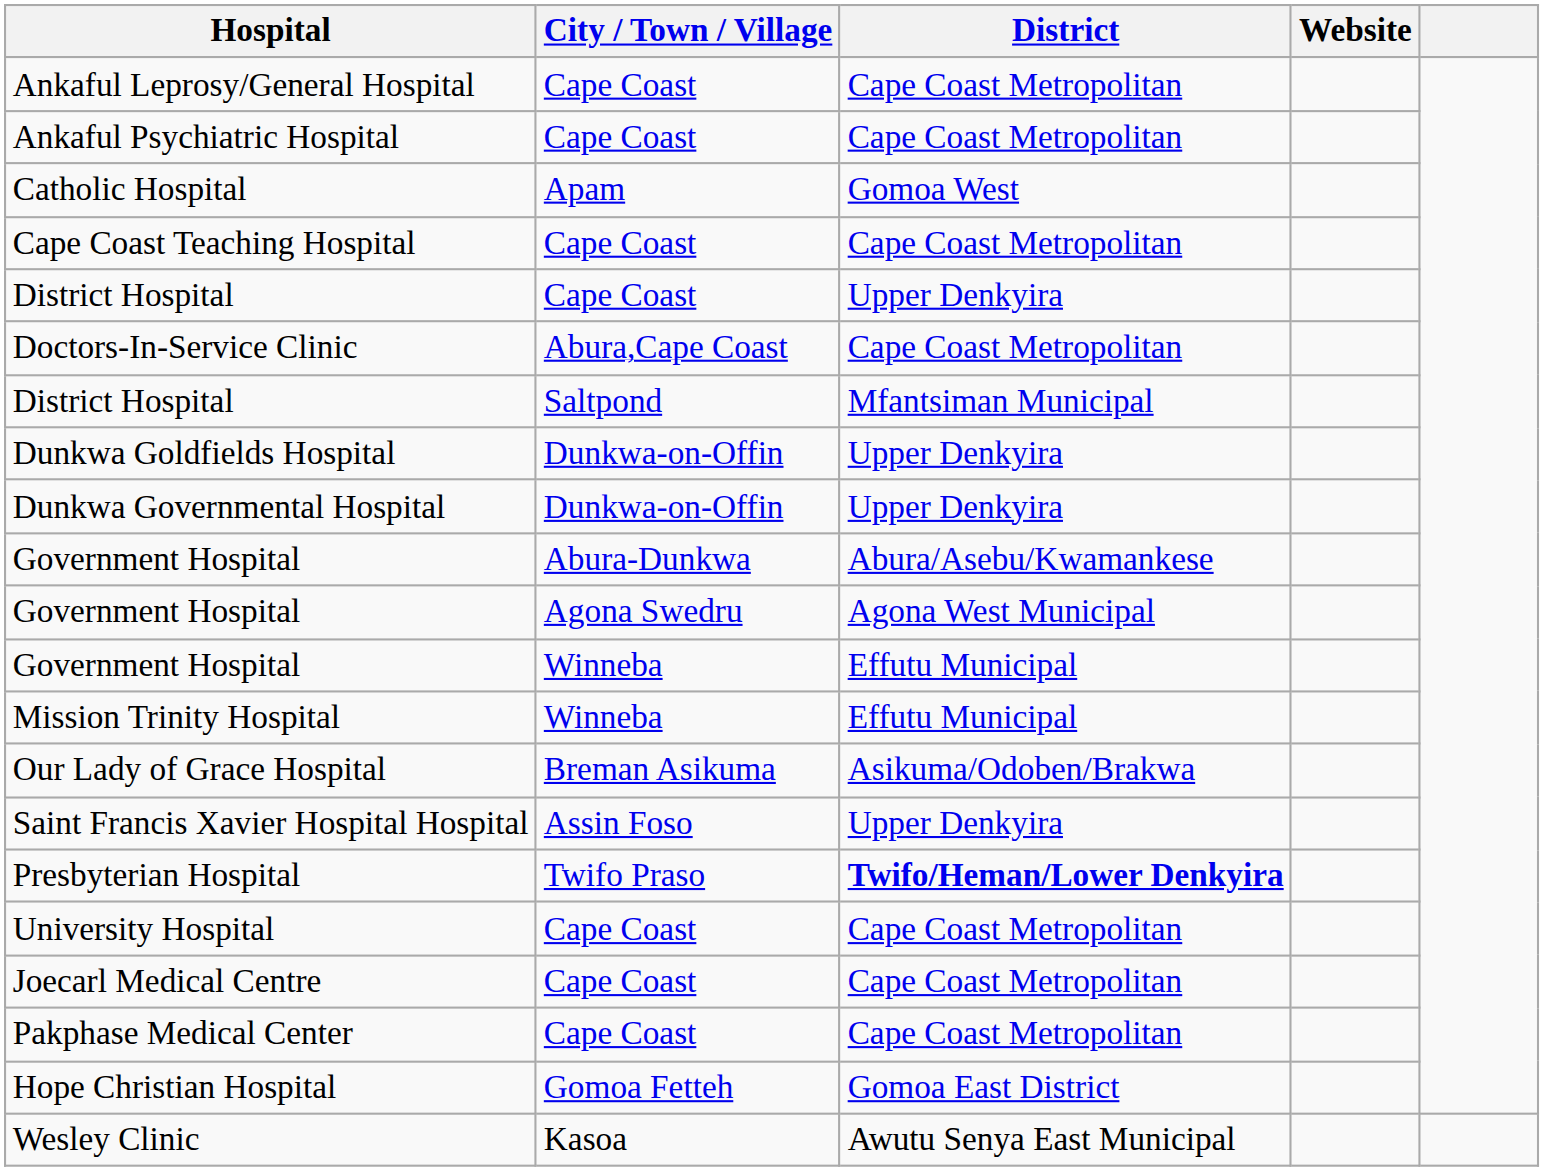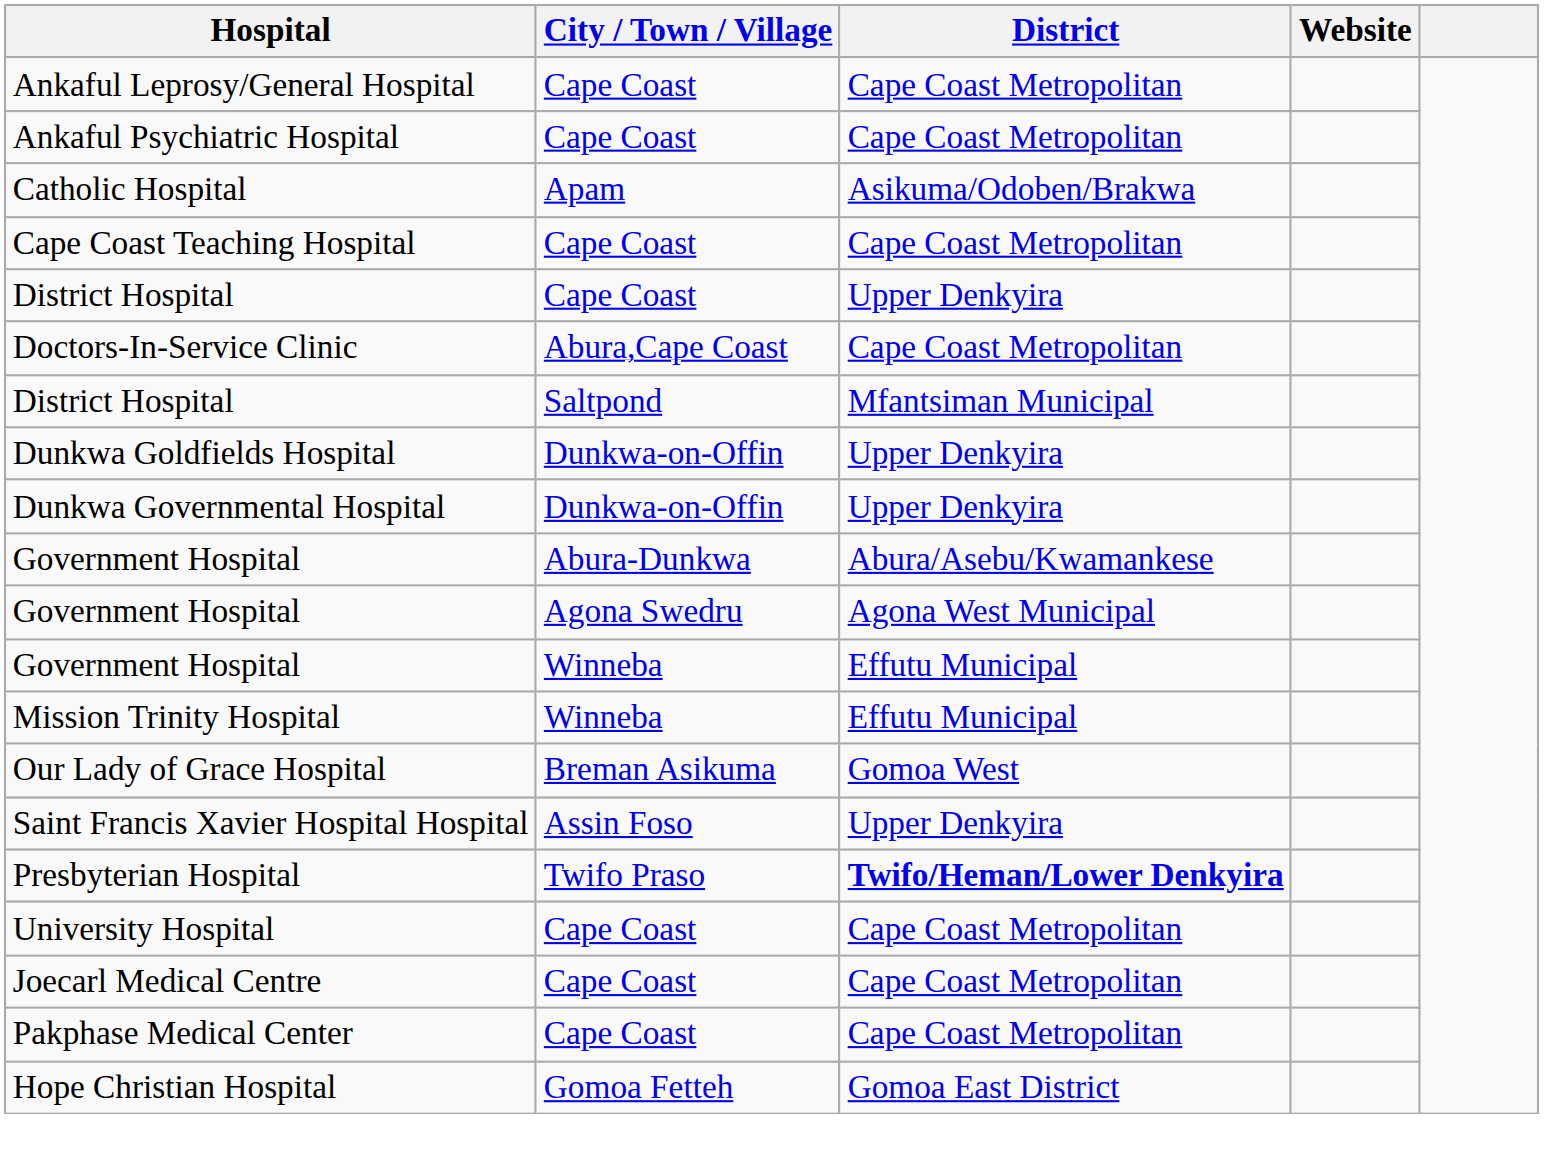(933, 189) Gomoa West -> (1021, 189) Asikuma/Odoben/Brakwa
(1021, 769) Asikuma/Odoben/Brakwa -> (933, 769) Gomoa West
- row: (106, 1139)
